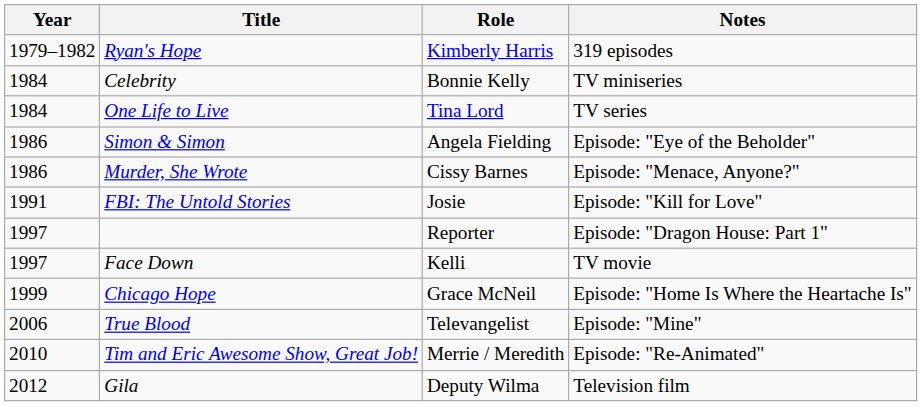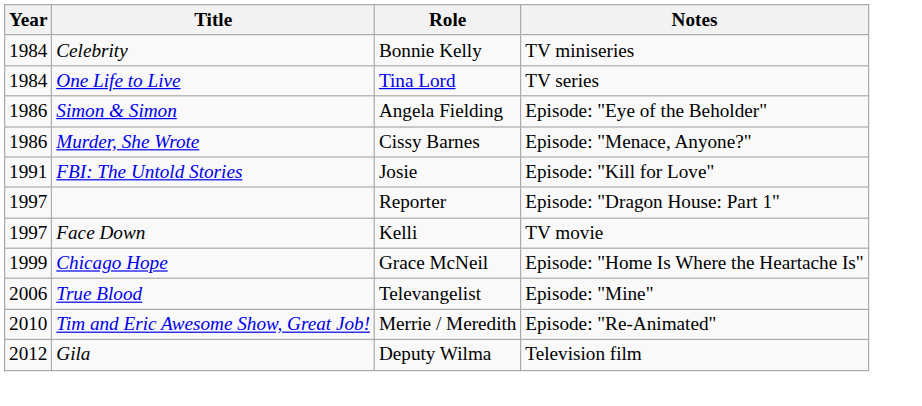- row: (153, 50)
